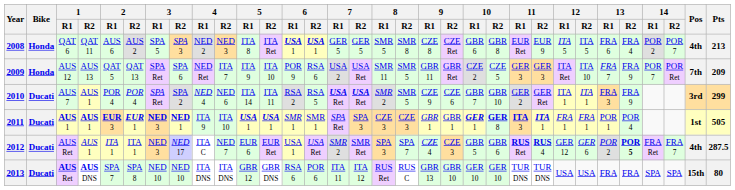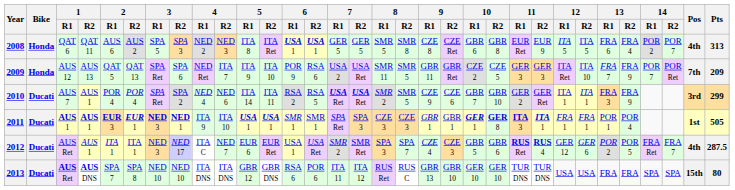(718, 46) 213 -> (717, 46) 313
(631, 148) bold -> (630, 148) normal
